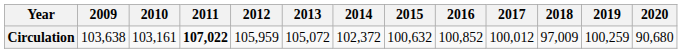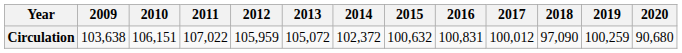(154, 37) 103,161 -> (154, 37) 106,151
(205, 37) bold -> (205, 37) normal
(461, 37) 100,852 -> (461, 37) 100,831
(559, 37) 97,009 -> (559, 37) 97,090
